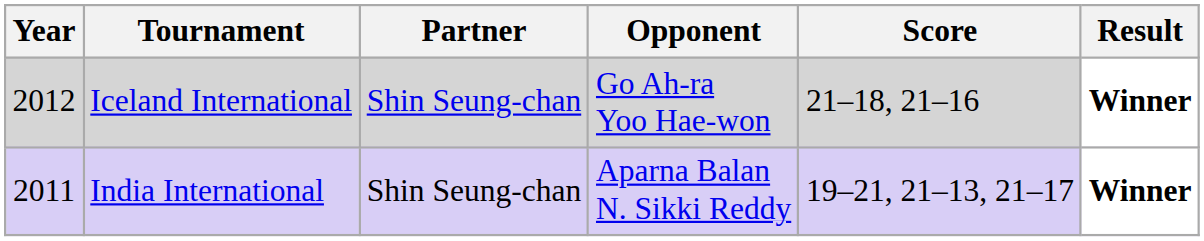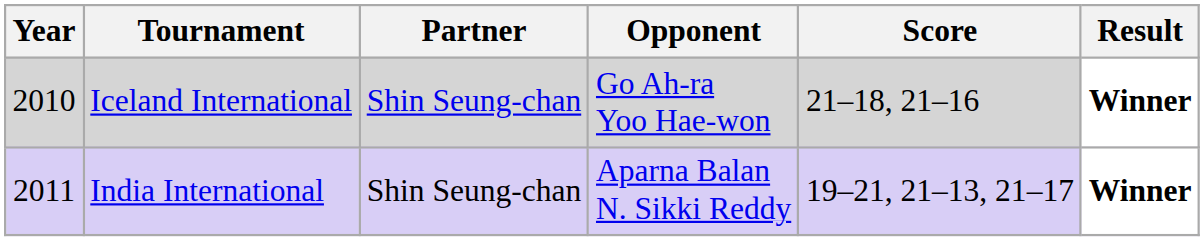(44, 101) 2012 -> (44, 101) 2010
